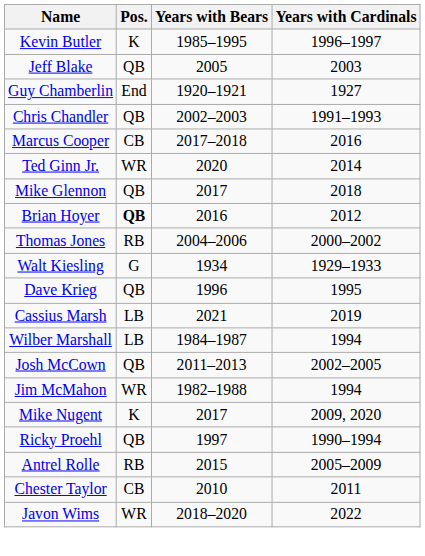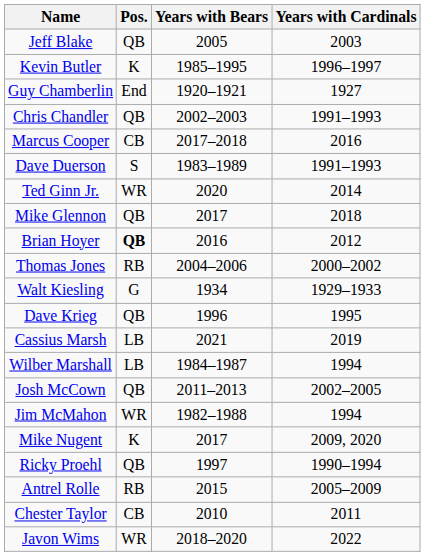rows swapped: (61, 66) <-> (61, 41)
+ row: (61, 166)
